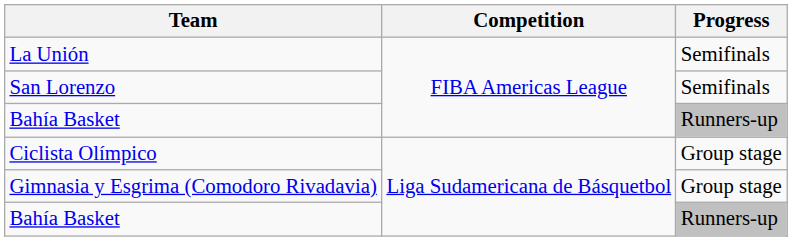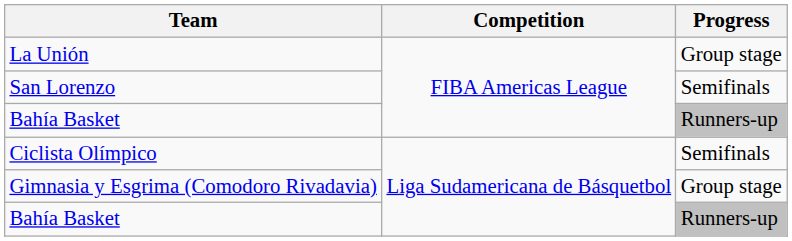(725, 53) Semifinals -> (731, 53) Group stage
(731, 152) Group stage -> (725, 152) Semifinals
